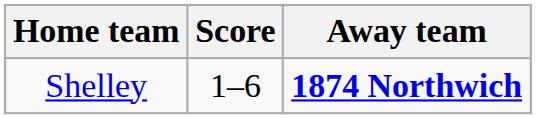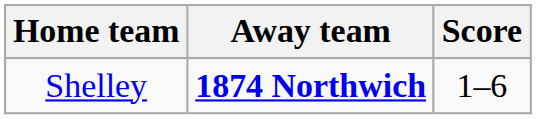columns swapped: (235, 31) <-> (407, 31)
